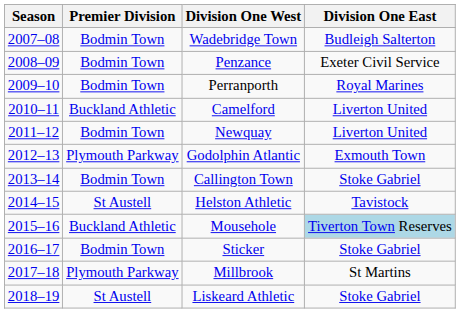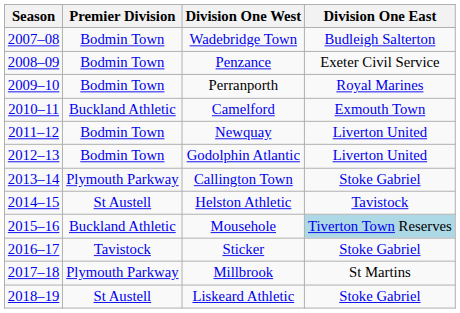(380, 109) Liverton United -> (380, 109) Exmouth Town
(122, 156) Plymouth Parkway -> (122, 156) Bodmin Town
(380, 156) Exmouth Town -> (380, 156) Liverton United
(122, 179) Bodmin Town -> (122, 179) Plymouth Parkway
(122, 249) Bodmin Town -> (122, 249) Tavistock
